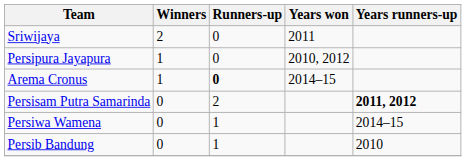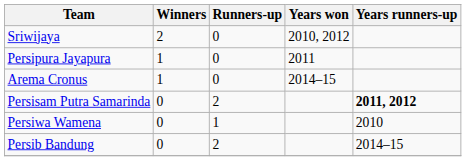(302, 36) 2011 -> (319, 36) 2010, 2012
(319, 58) 2010, 2012 -> (302, 58) 2011
(216, 79) bold -> (216, 79) normal
(380, 123) 2014–15 -> (369, 123) 2010
(216, 144) 1 -> (216, 144) 2
(369, 144) 2010 -> (380, 144) 2014–15
